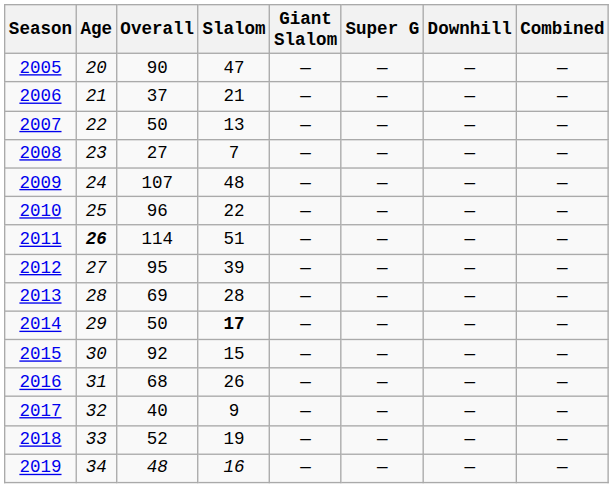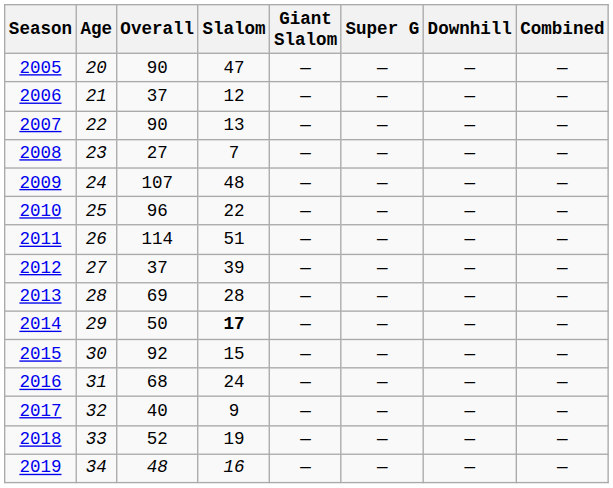(234, 96) 21 -> (234, 96) 12
(157, 125) 50 -> (157, 125) 90
(96, 239) bold -> (96, 239) normal
(157, 268) 95 -> (157, 268) 37
(234, 382) 26 -> (234, 382) 24
